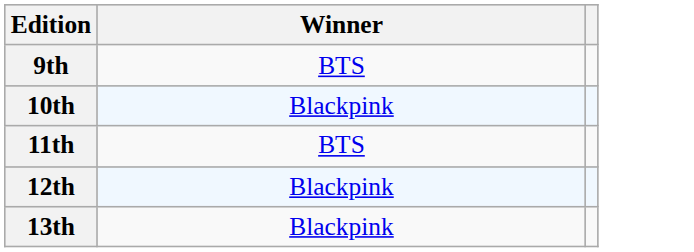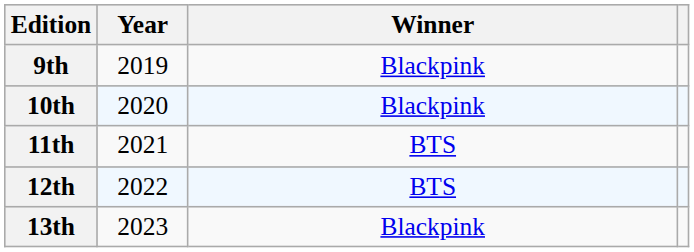+ column: (143, 24)
(341, 65) BTS -> (433, 65) Blackpink
(341, 186) Blackpink -> (433, 186) BTS
